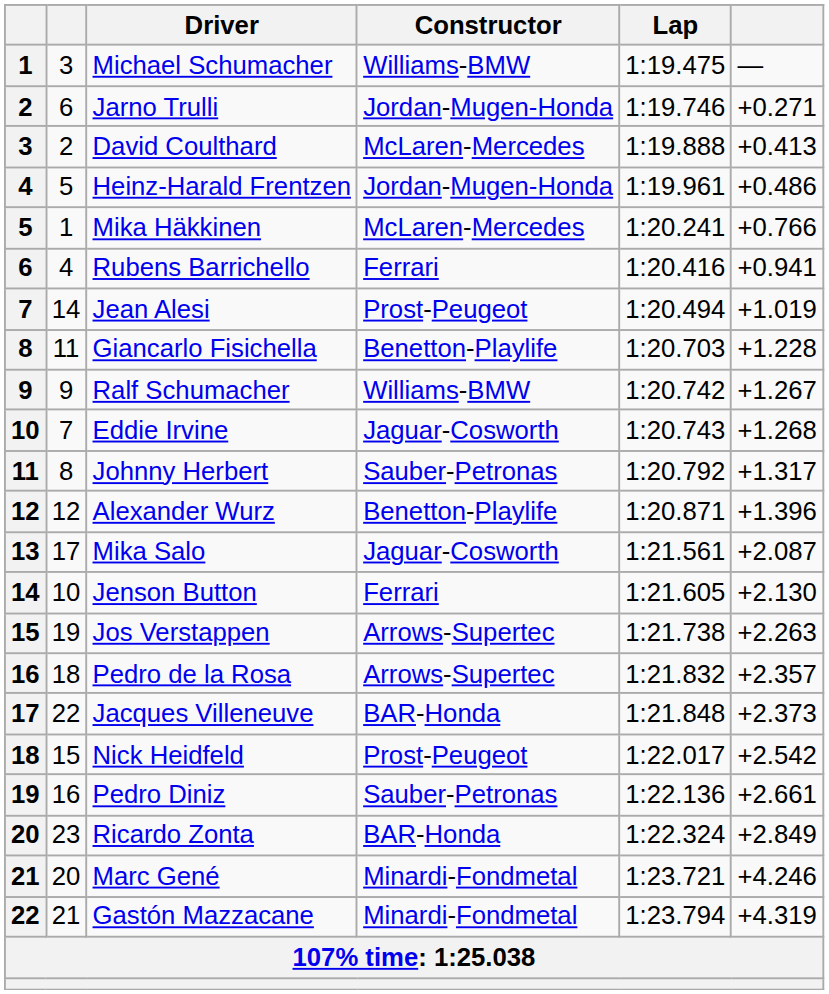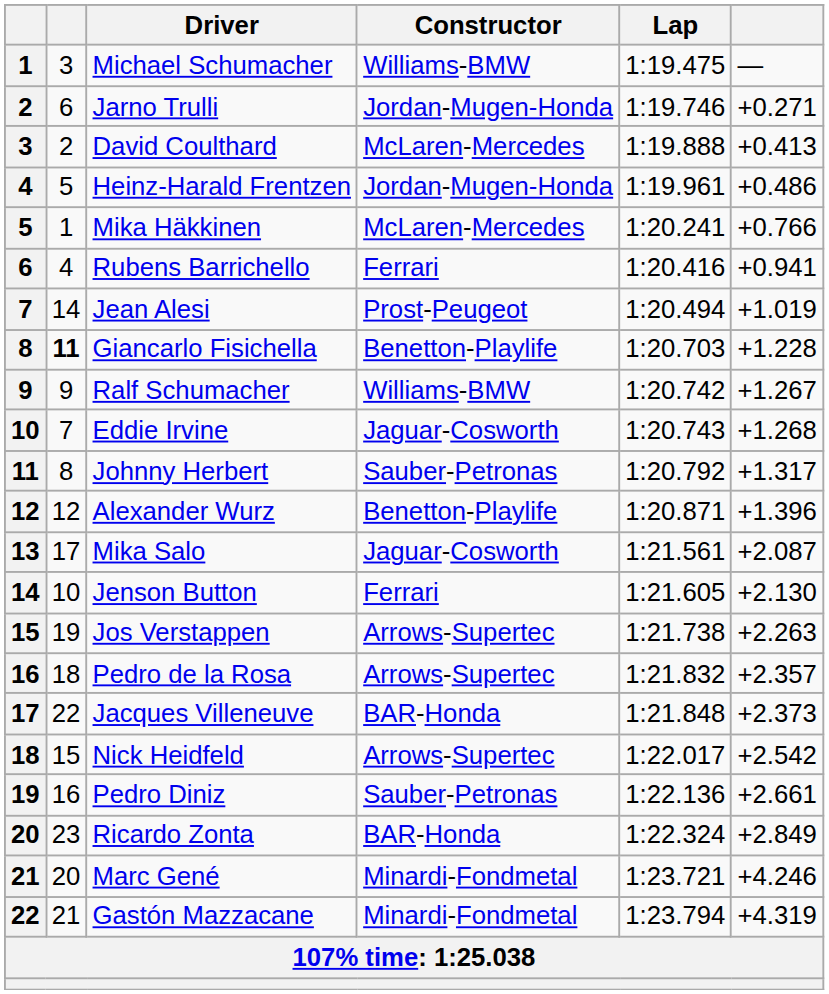(66, 349) normal -> (66, 349) bold
(445, 754) Prost-Peugeot -> (459, 754) Arrows-Supertec
